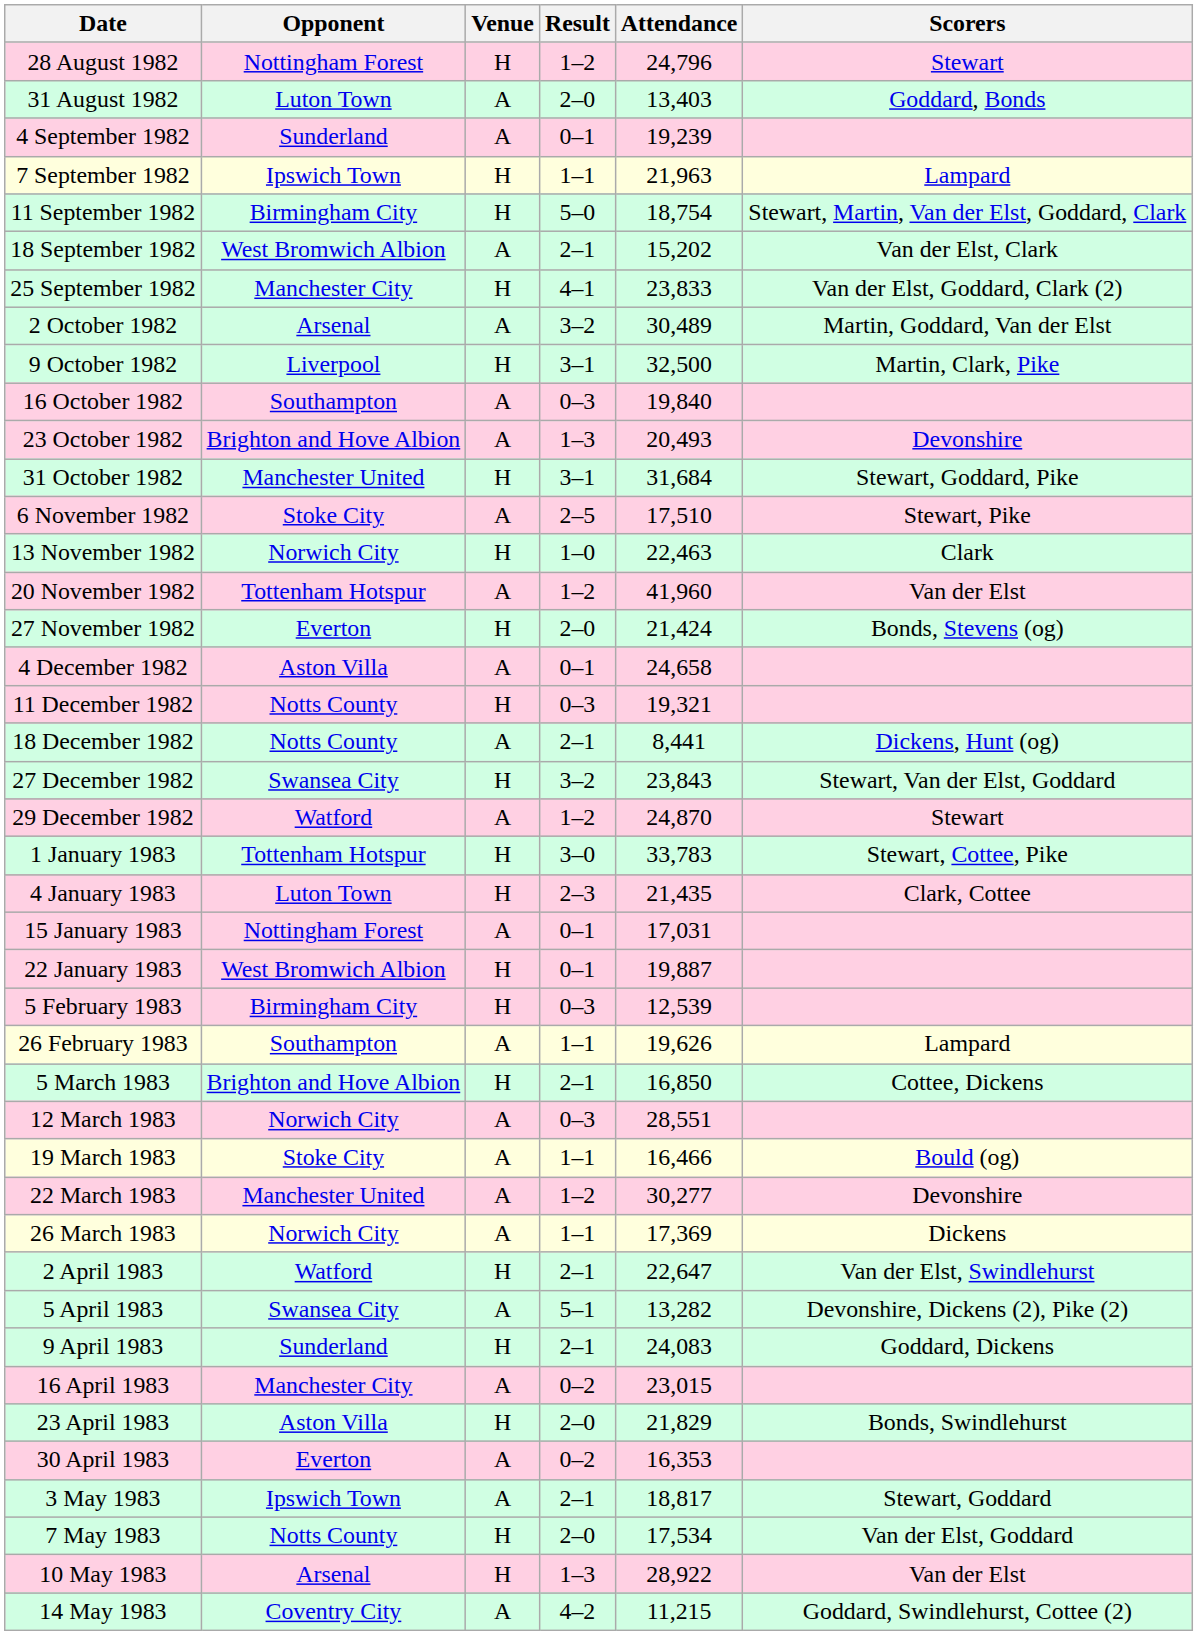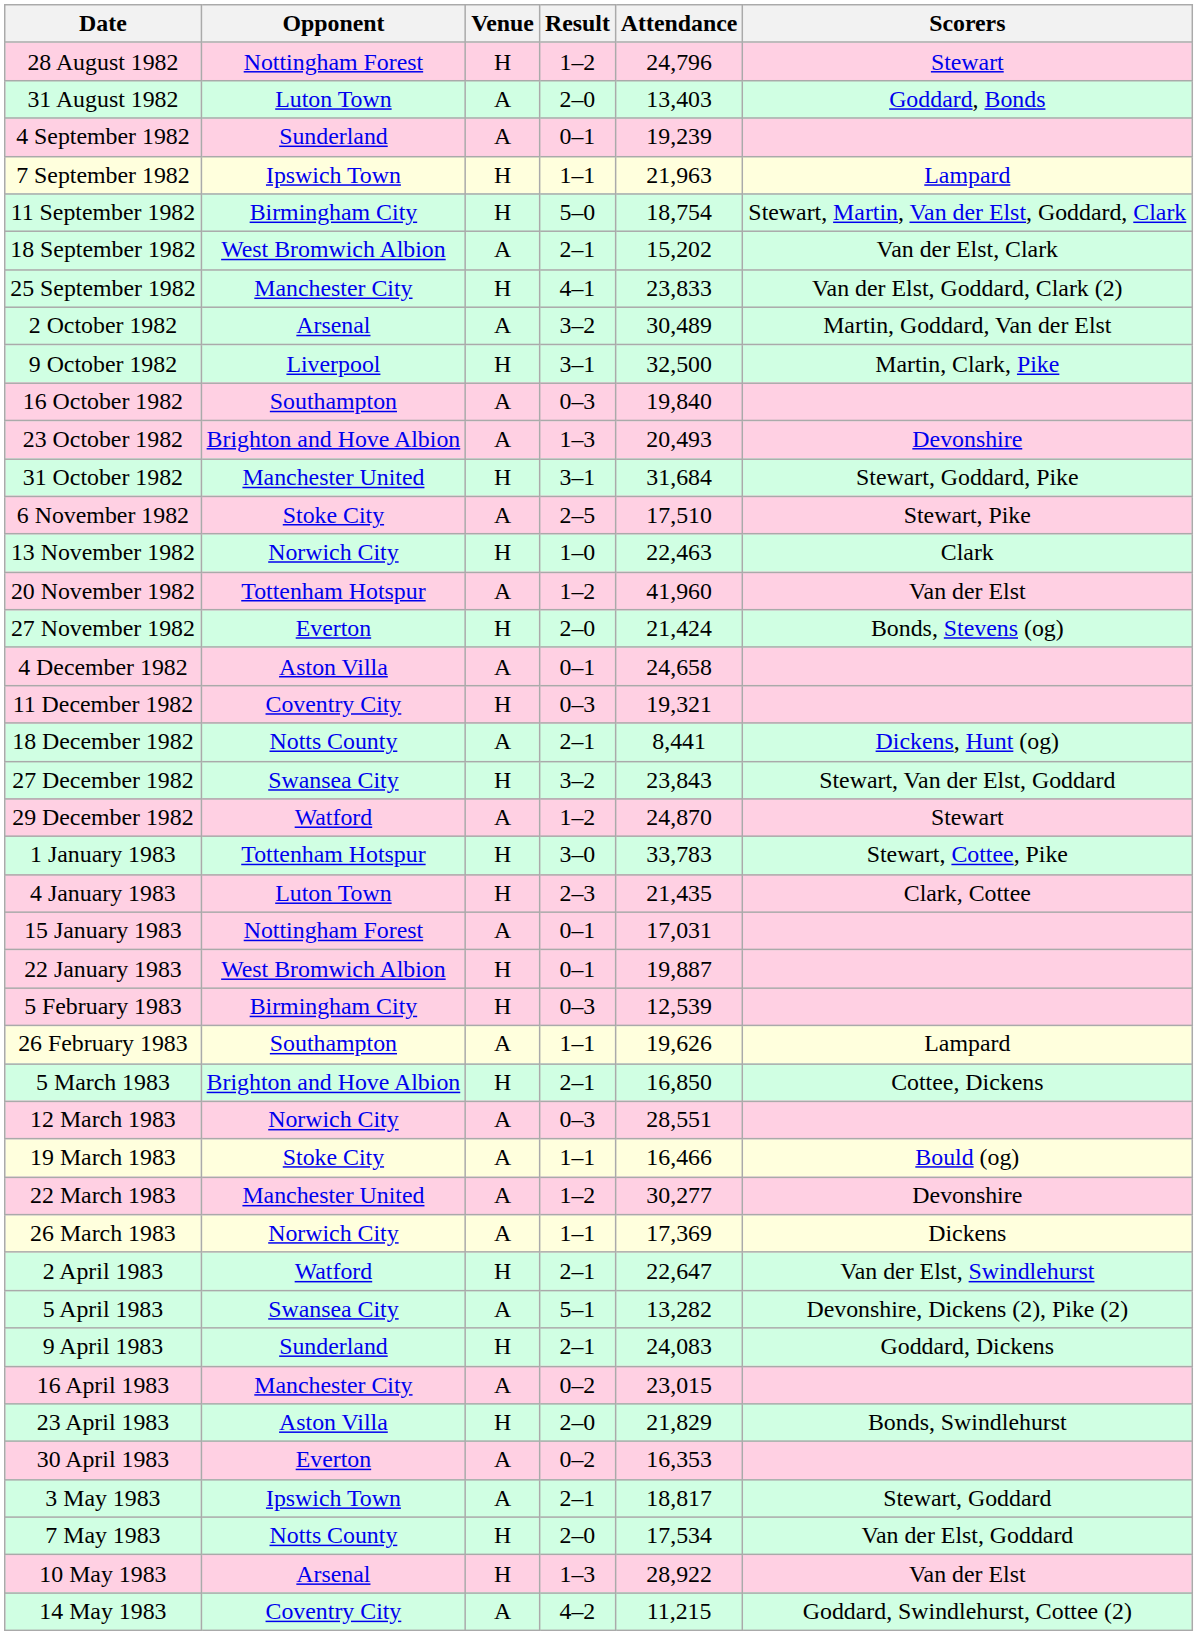(333, 703) Notts County -> (333, 703) Coventry City
